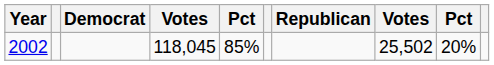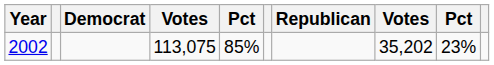(185, 46) 118,045 -> (185, 46) 113,075
(406, 46) 25,502 -> (406, 46) 35,202
(459, 46) 20% -> (459, 46) 23%
